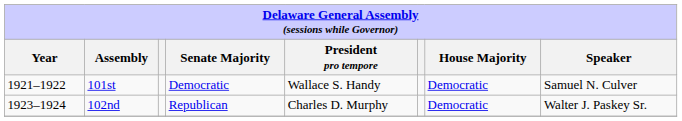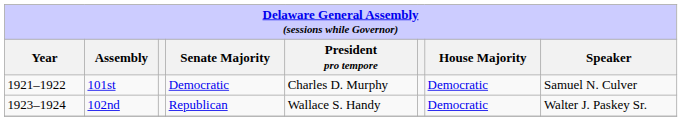(334, 85) Wallace S. Handy -> (338, 85) Charles D. Murphy
(338, 105) Charles D. Murphy -> (334, 105) Wallace S. Handy
